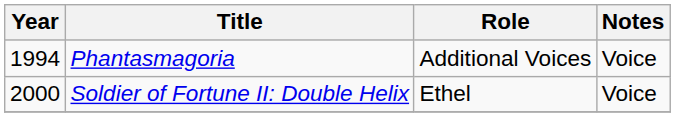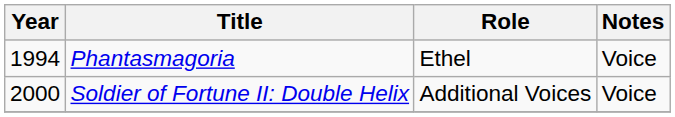(505, 58) Additional Voices -> (445, 58) Ethel
(445, 93) Ethel -> (505, 93) Additional Voices
